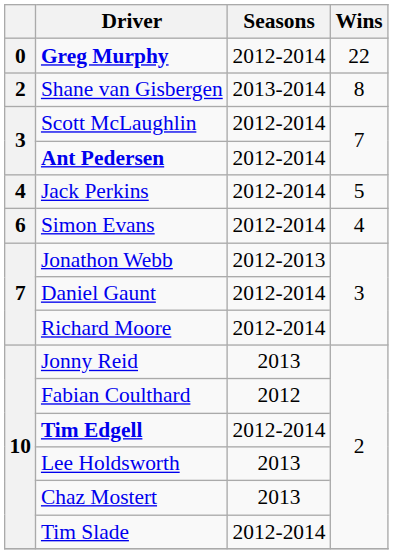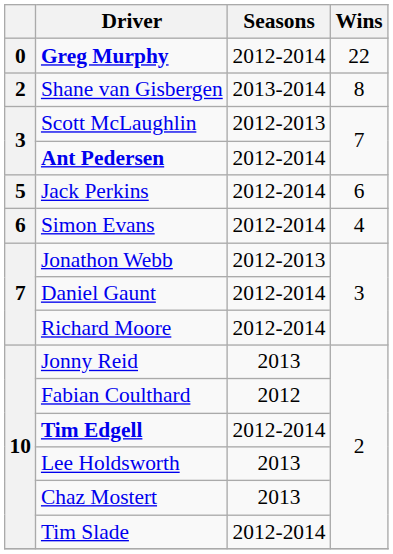(279, 123) 2012-2014 -> (279, 123) 2012-2013
(20, 191) 4 -> (20, 191) 5
(359, 191) 5 -> (359, 191) 6
